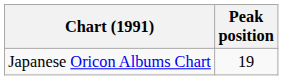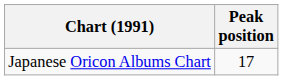(246, 61) 19 -> (246, 61) 17
